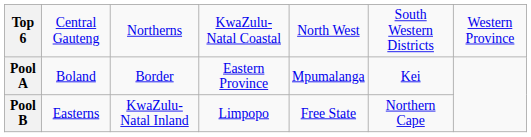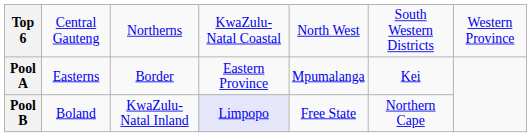(76, 75) Boland -> (76, 75) Easterns
(76, 113) Easterns -> (76, 113) Boland
(244, 113) no background -> (244, 113) lavender background
